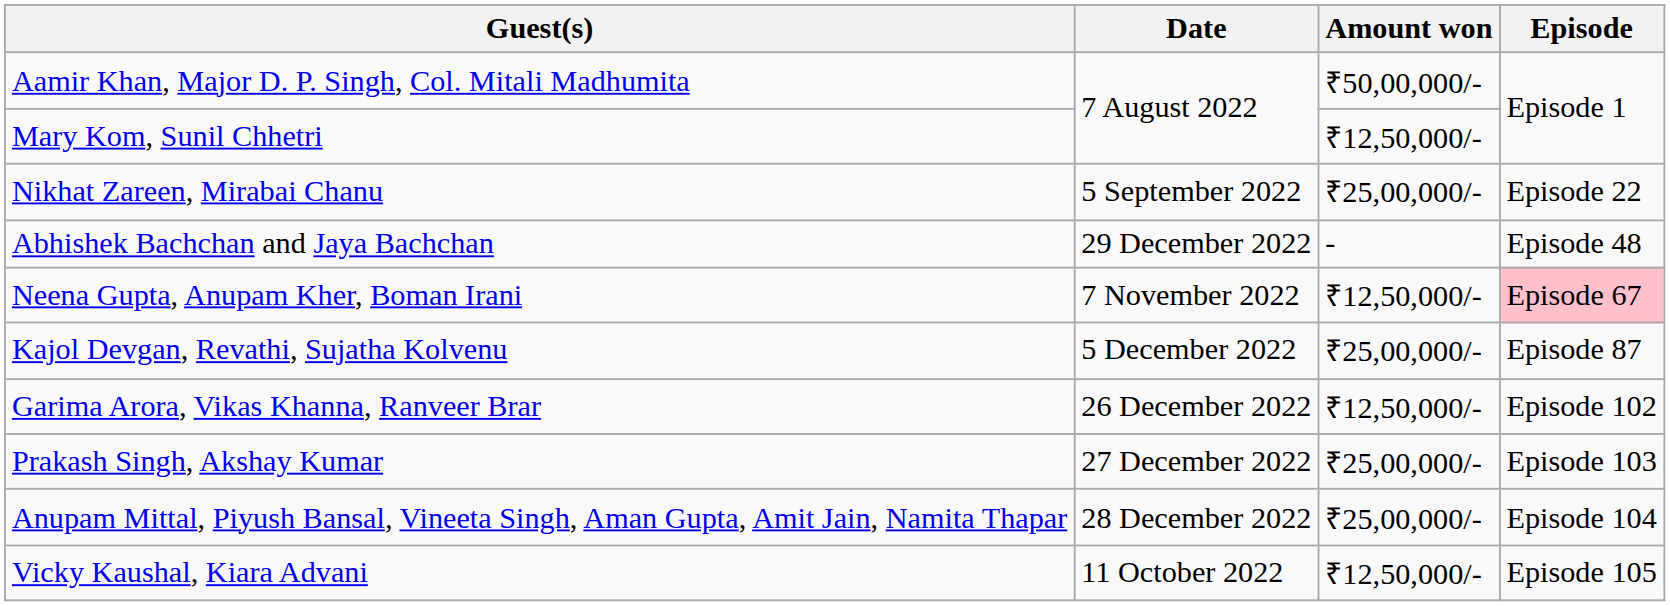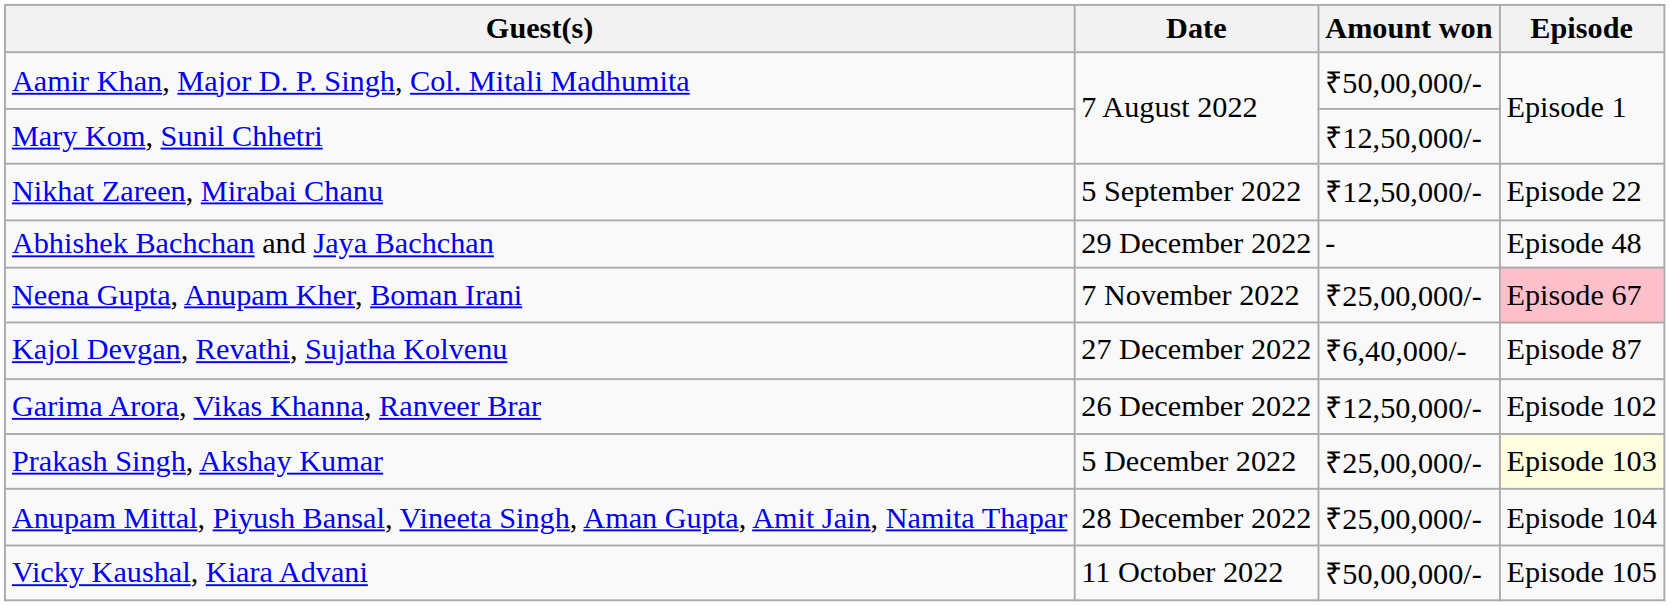(1404, 193) ₹25,00,000/- -> (1404, 193) ₹12,50,000/-
(1404, 296) ₹12,50,000/- -> (1404, 296) ₹25,00,000/-
(1189, 350) 5 December 2022 -> (1196, 350) 27 December 2022
(1404, 352) ₹25,00,000/- -> (1396, 352) ₹6,40,000/-
(1196, 461) 27 December 2022 -> (1189, 461) 5 December 2022
(1582, 461) no background -> (1582, 461) lightyellow background
(1404, 574) ₹12,50,000/- -> (1404, 574) ₹50,00,000/-
